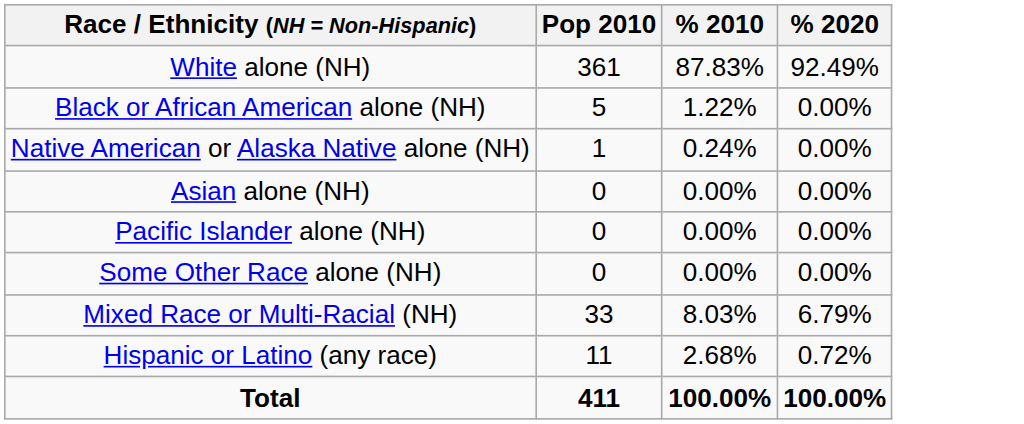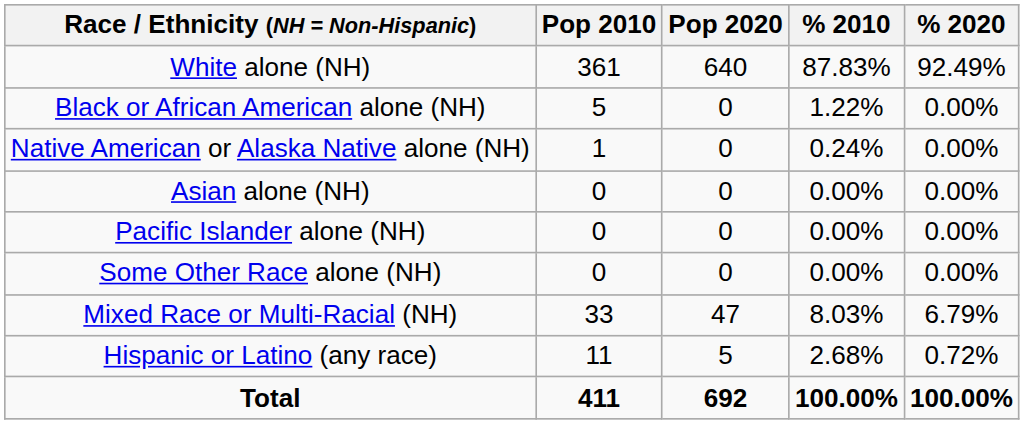+ column: (726, 25)
